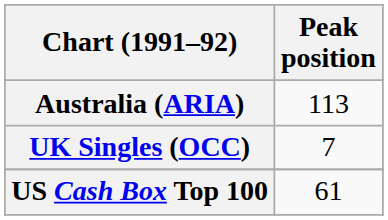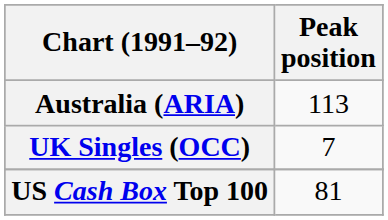(328, 191) 61 -> (328, 191) 81
